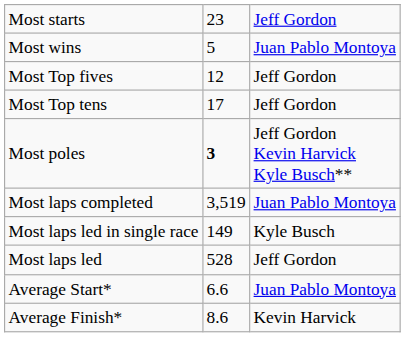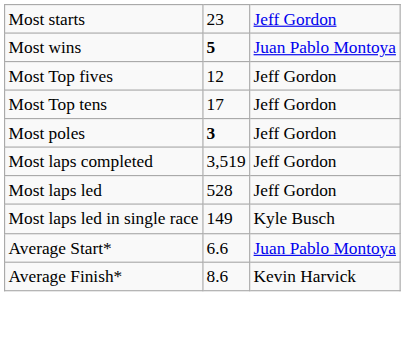(211, 47) normal -> (211, 47) bold
(305, 153) Jeff Gordon Kevin Harvick Kyle Busch** -> (295, 133) Jeff Gordon
(325, 202) Juan Pablo Montoya -> (295, 161) Jeff Gordon
rows swapped: (55, 260) <-> (104, 231)
